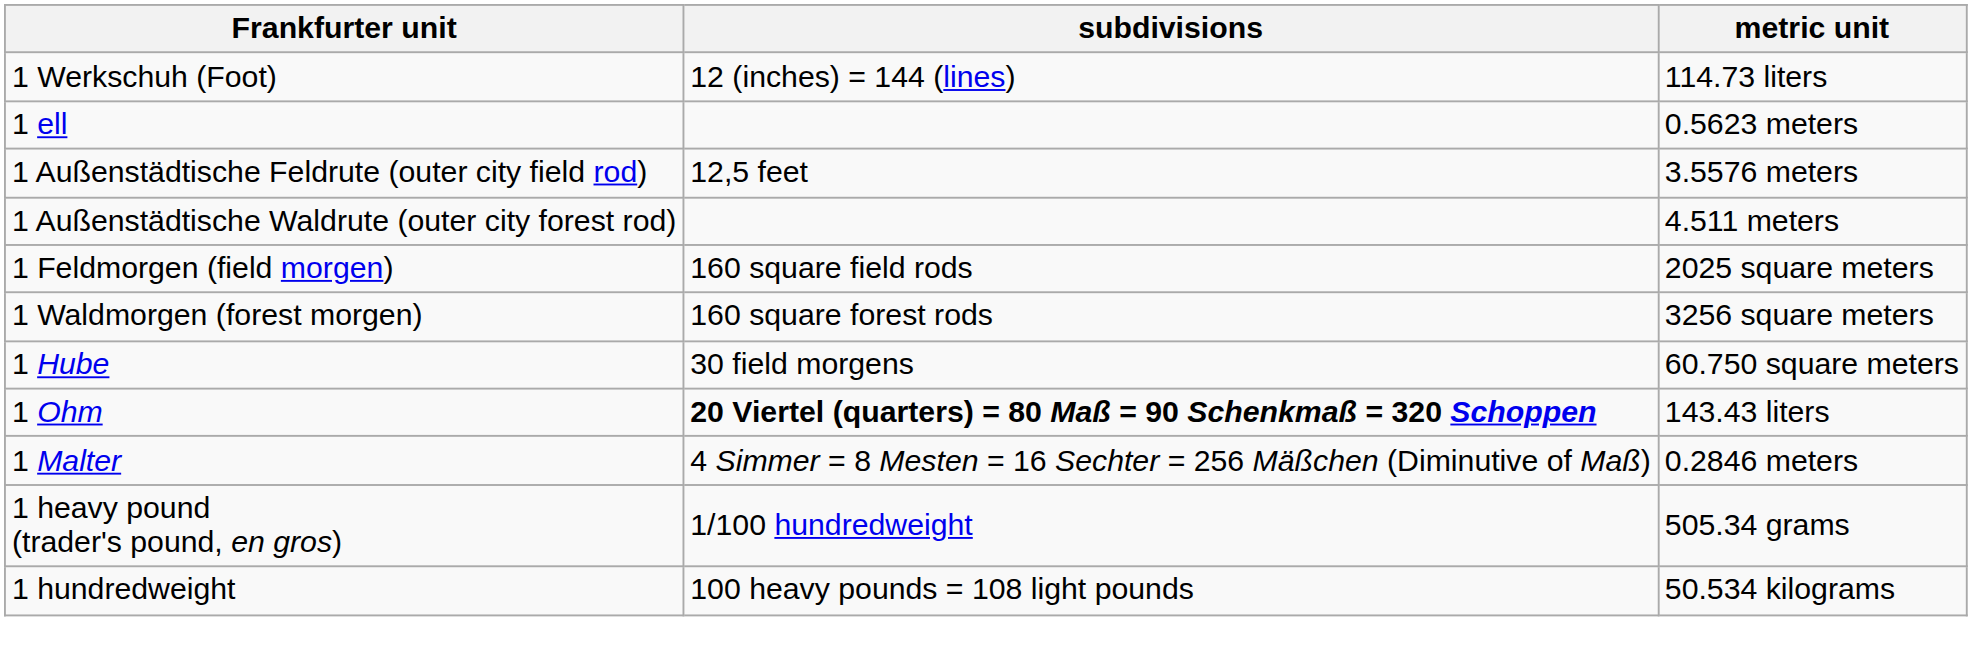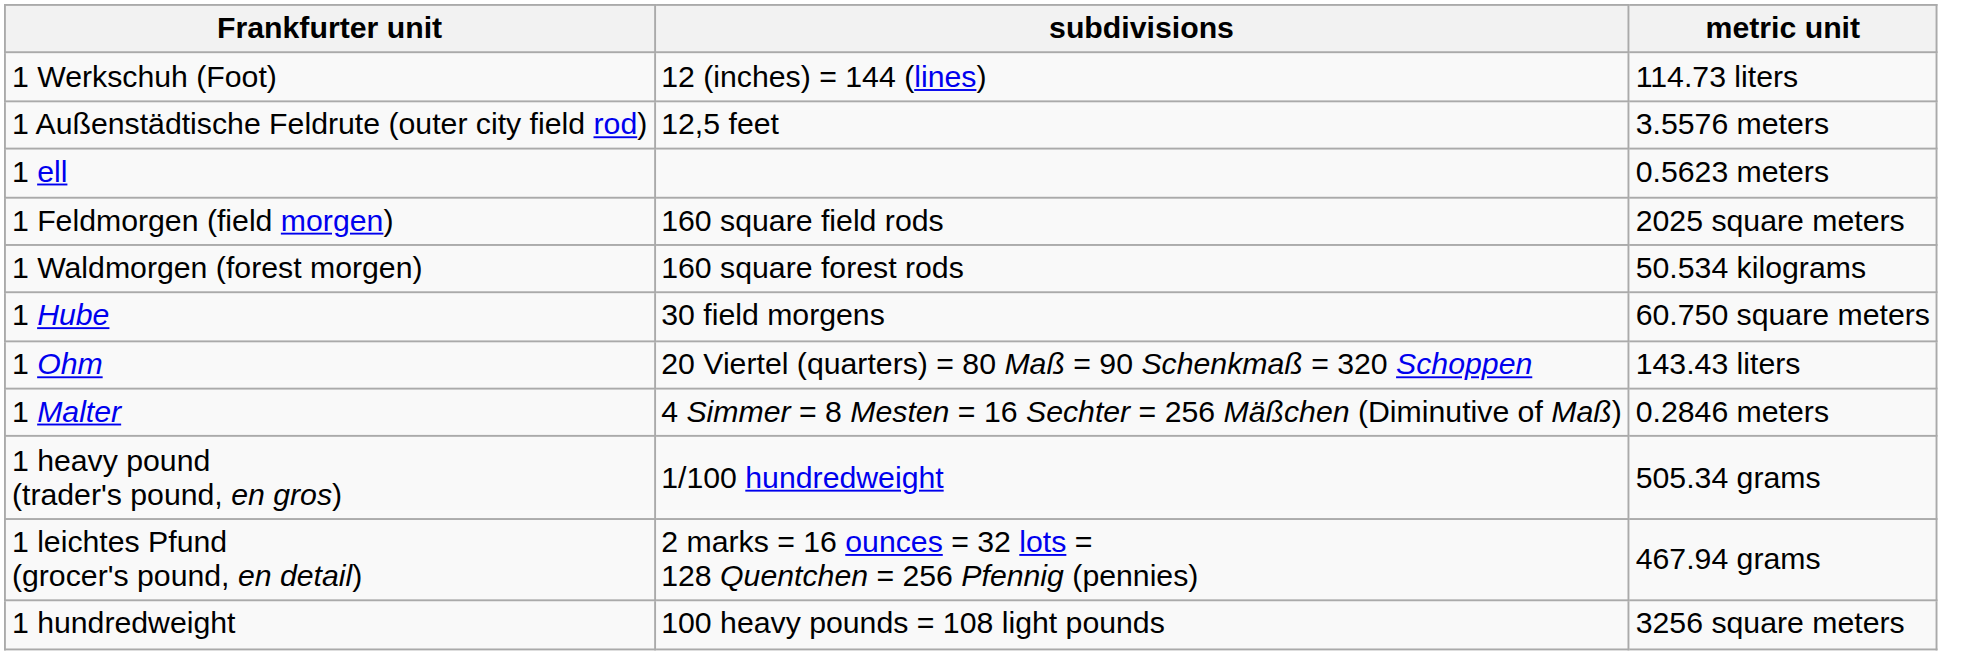rows swapped: (40, 124) <-> (330, 172)
- row: (344, 220)
(1799, 316) 3256 square meters -> (1751, 268) 50.534 kilograms
(1143, 412) bold -> (1097, 364) normal
+ row: (187, 559)
(1780, 590) 50.534 kilograms -> (1770, 624) 3256 square meters
